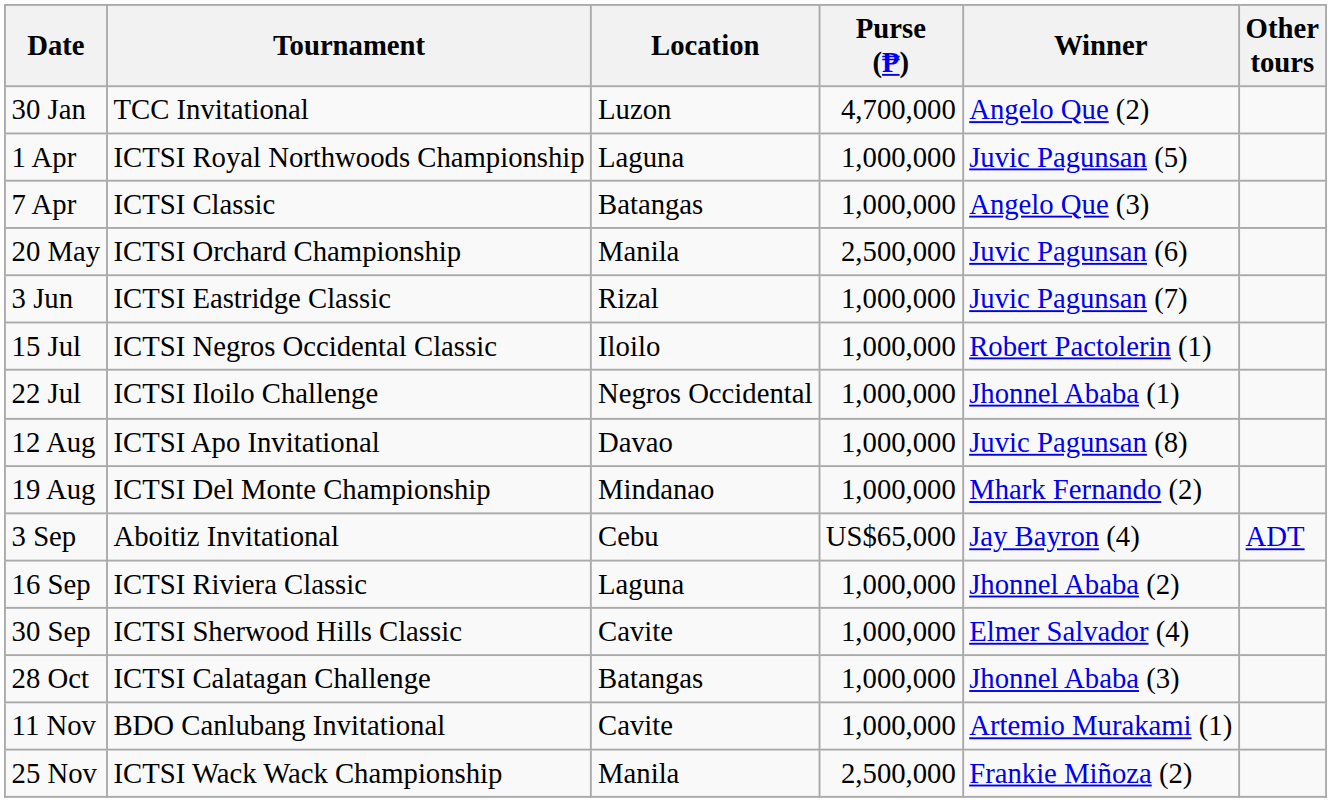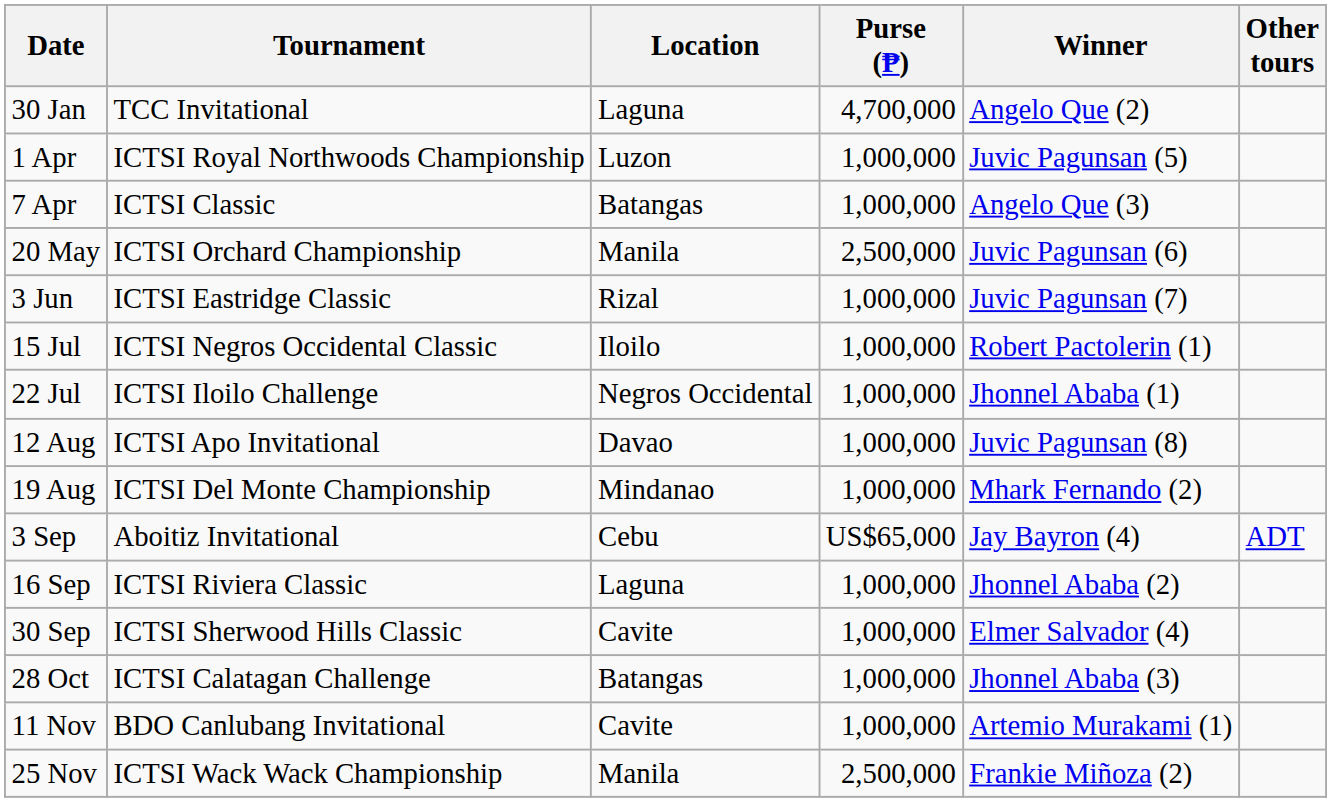(635, 109) Luzon -> (641, 109) Laguna
(641, 157) Laguna -> (635, 157) Luzon
